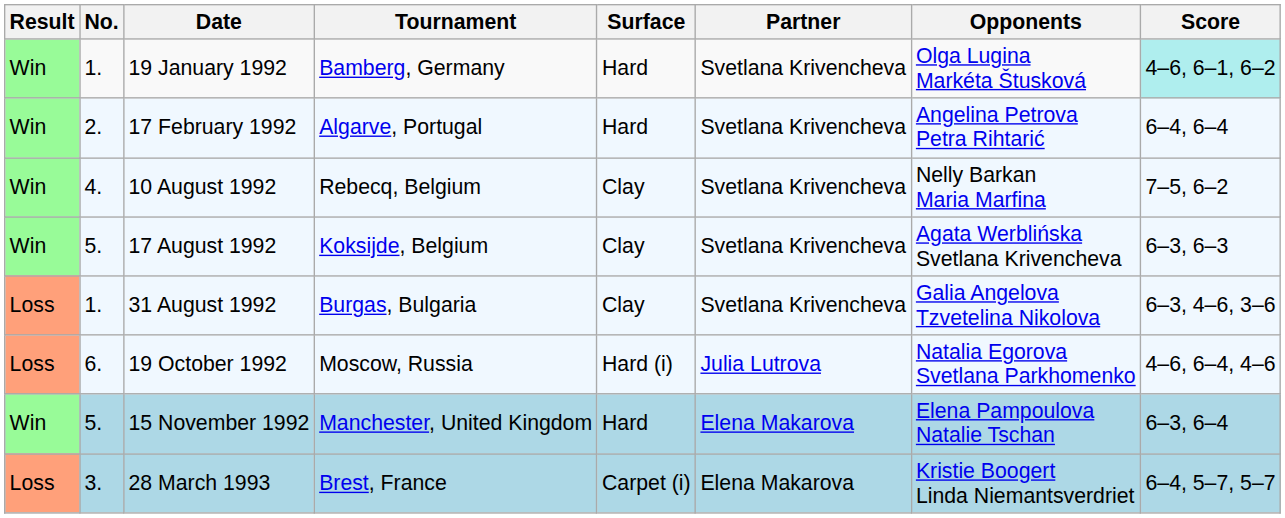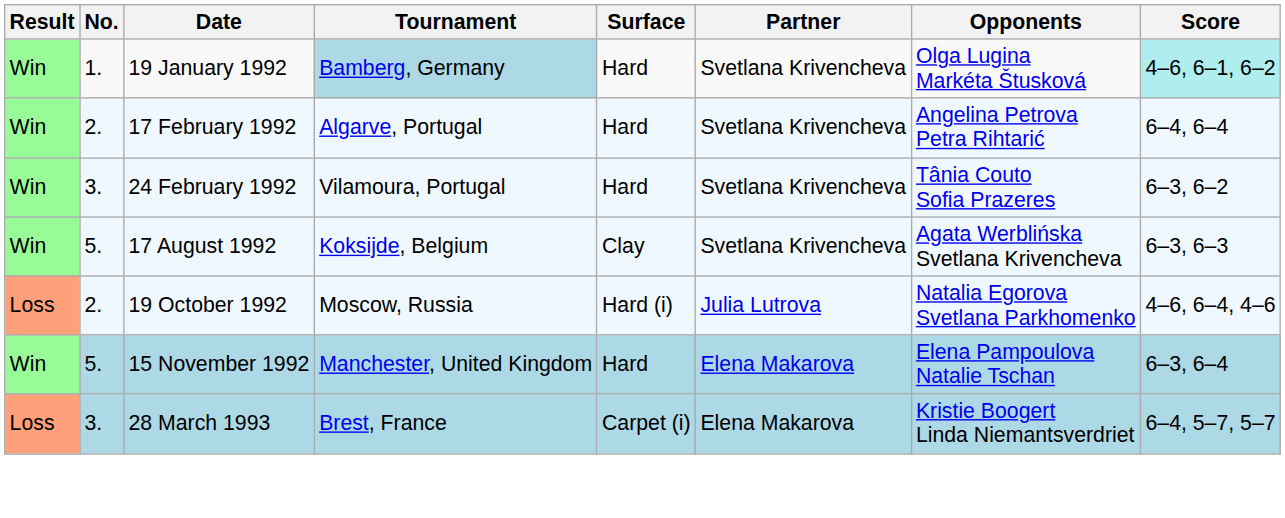(412, 68) no background -> (412, 68) lightblue background
+ row: (212, 186)
- row: (202, 186)
- row: (202, 304)
(93, 363) 6. -> (93, 304) 2.
